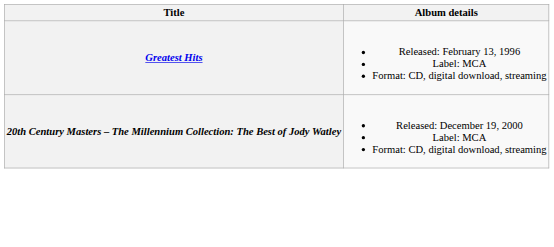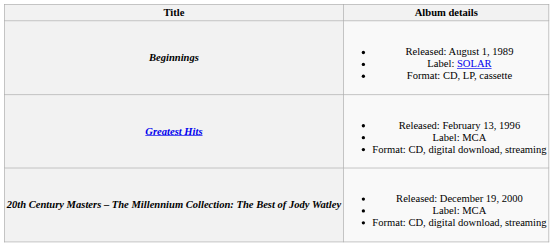+ row: (174, 58)
